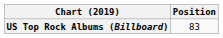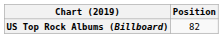(194, 26) 83 -> (194, 26) 82
